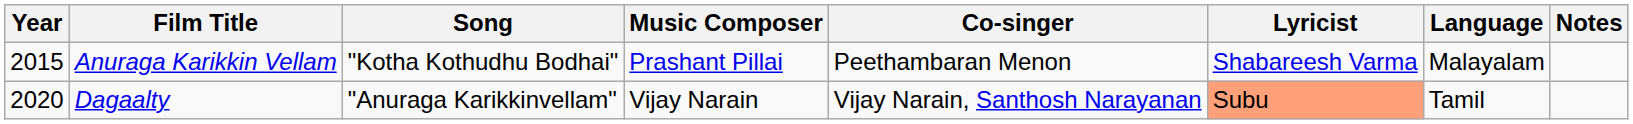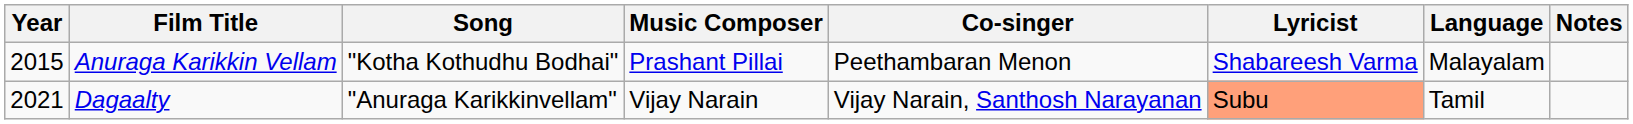(37, 99) 2020 -> (37, 99) 2021
